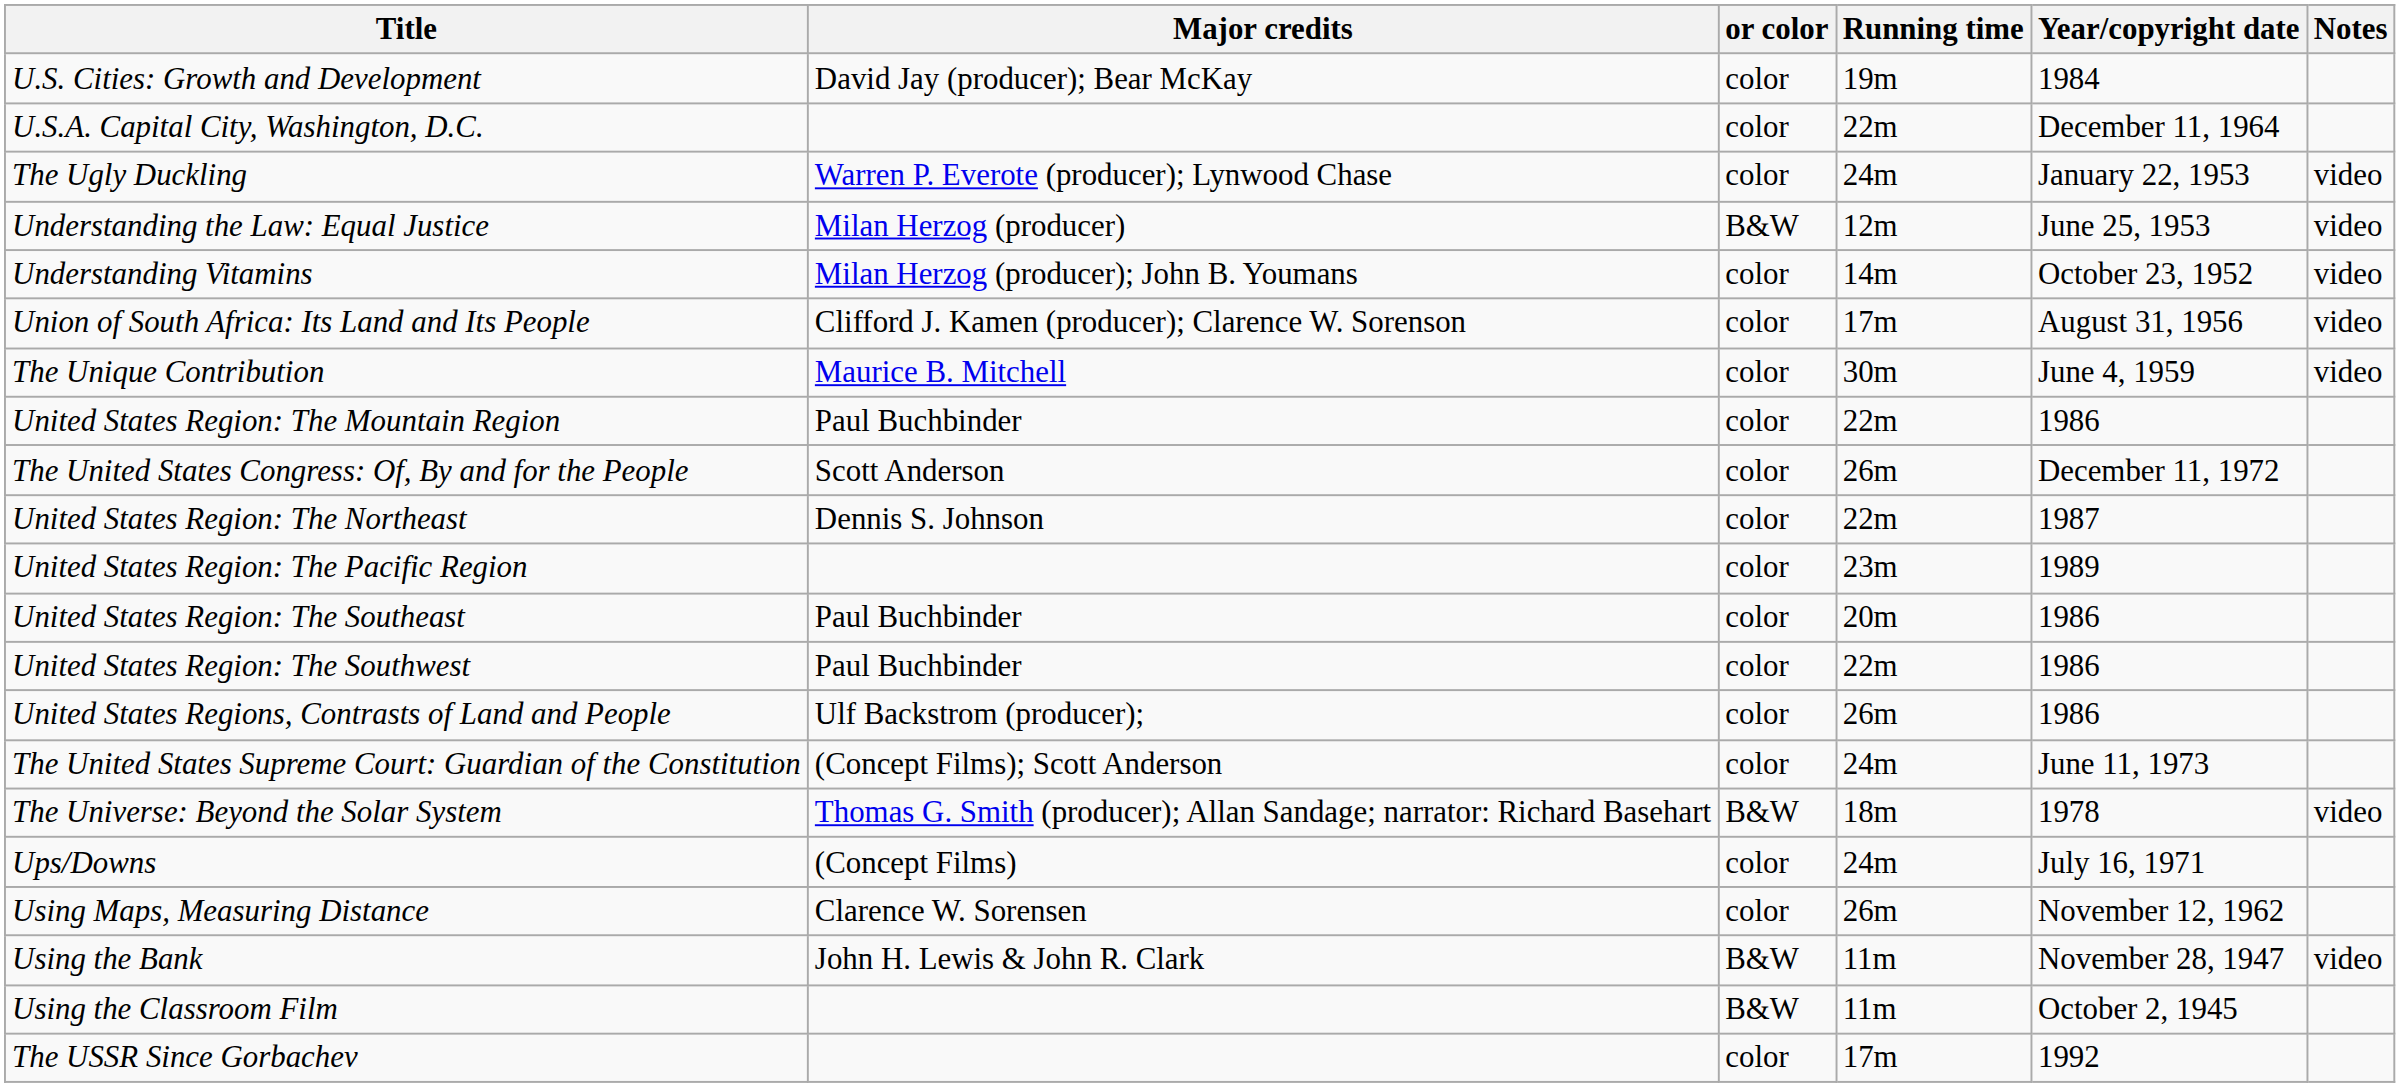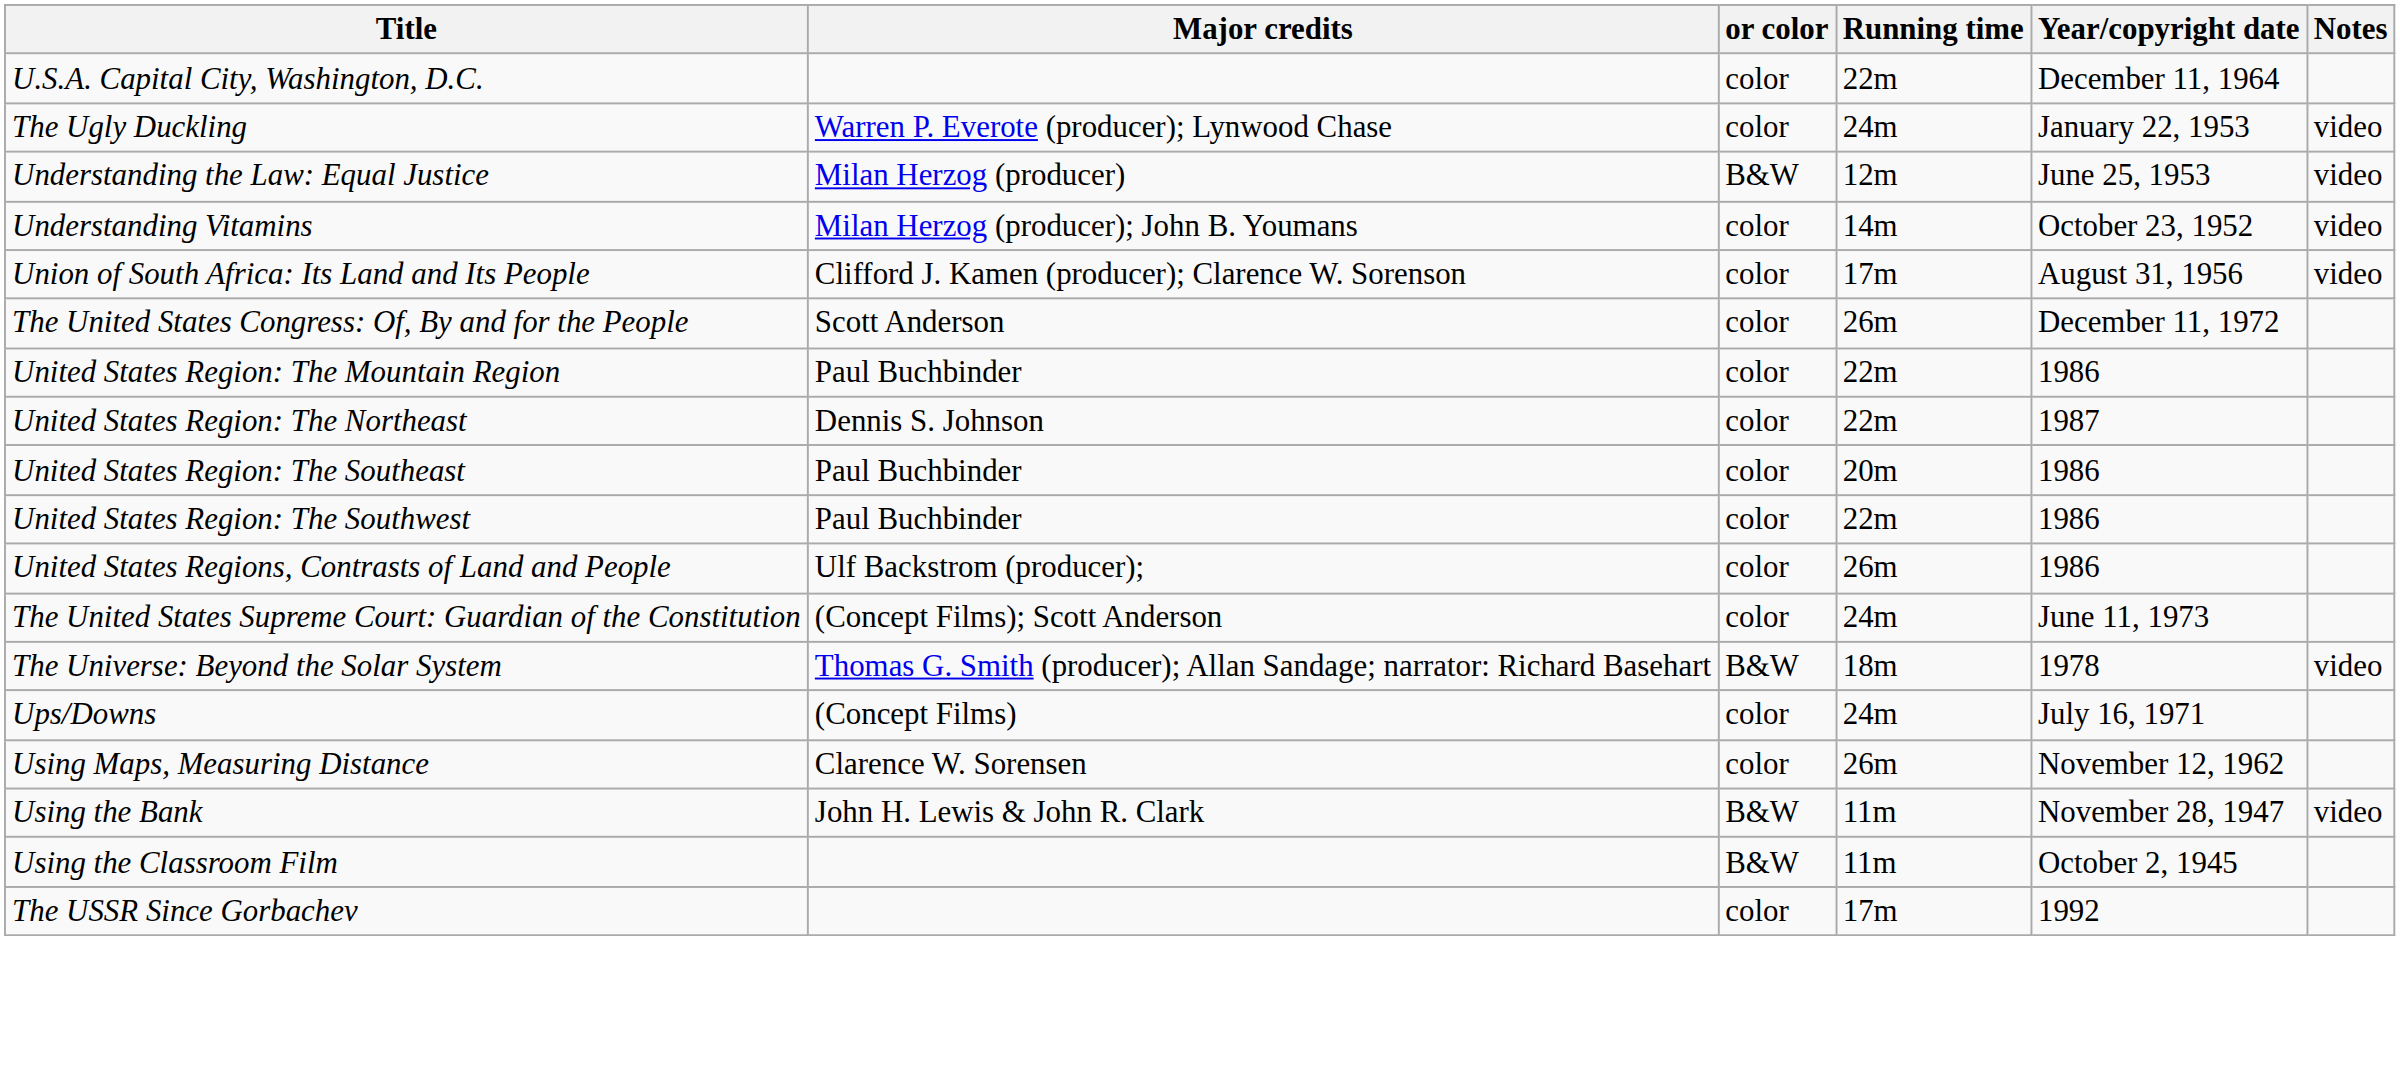- row: (247, 77)
- row: (168, 371)
rows swapped: (350, 469) <-> (286, 420)
- row: (270, 567)
